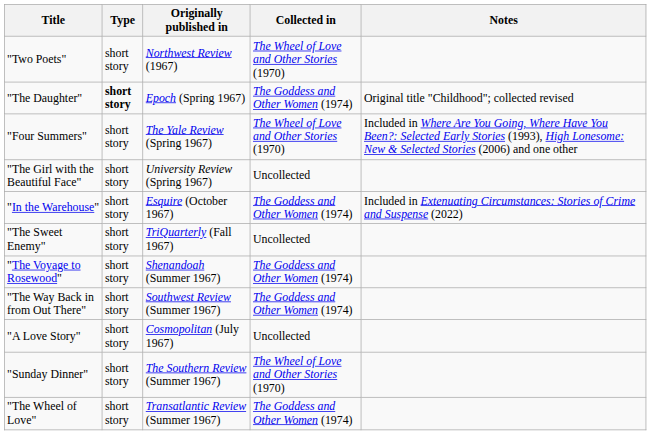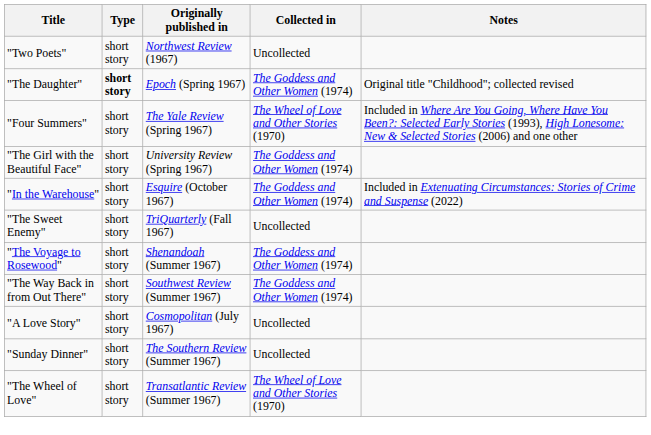(297, 59) The Wheel of Love and Other Stories (1970) -> (282, 52) Uncollected
(282, 175) Uncollected -> (303, 162) The Goddess and Other Women (1974)
(297, 374) The Wheel of Love and Other Stories (1970) -> (282, 354) Uncollected
(303, 413) The Goddess and Other Women (1974) -> (297, 393) The Wheel of Love and Other Stories (1970)
